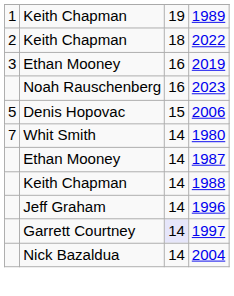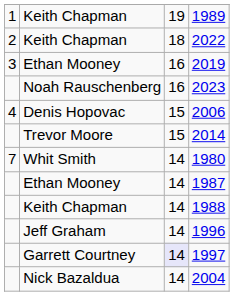(12, 111) 5 -> (12, 111) 4
+ row: (209, 135)
